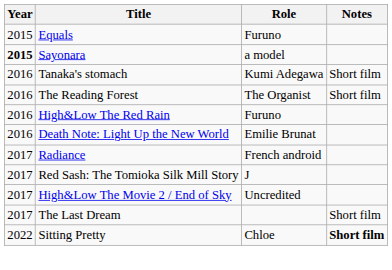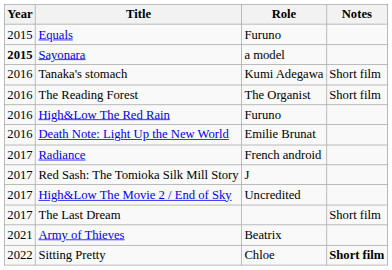+ row: (81, 235)
